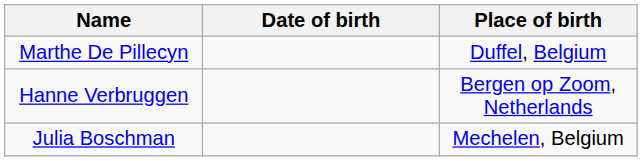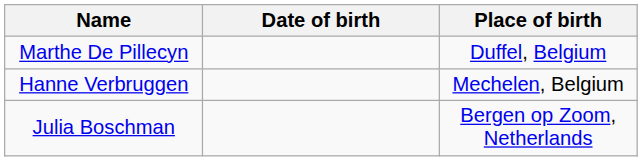(538, 95) Bergen op Zoom, Netherlands -> (538, 84) Mechelen, Belgium
(538, 139) Mechelen, Belgium -> (538, 127) Bergen op Zoom, Netherlands
